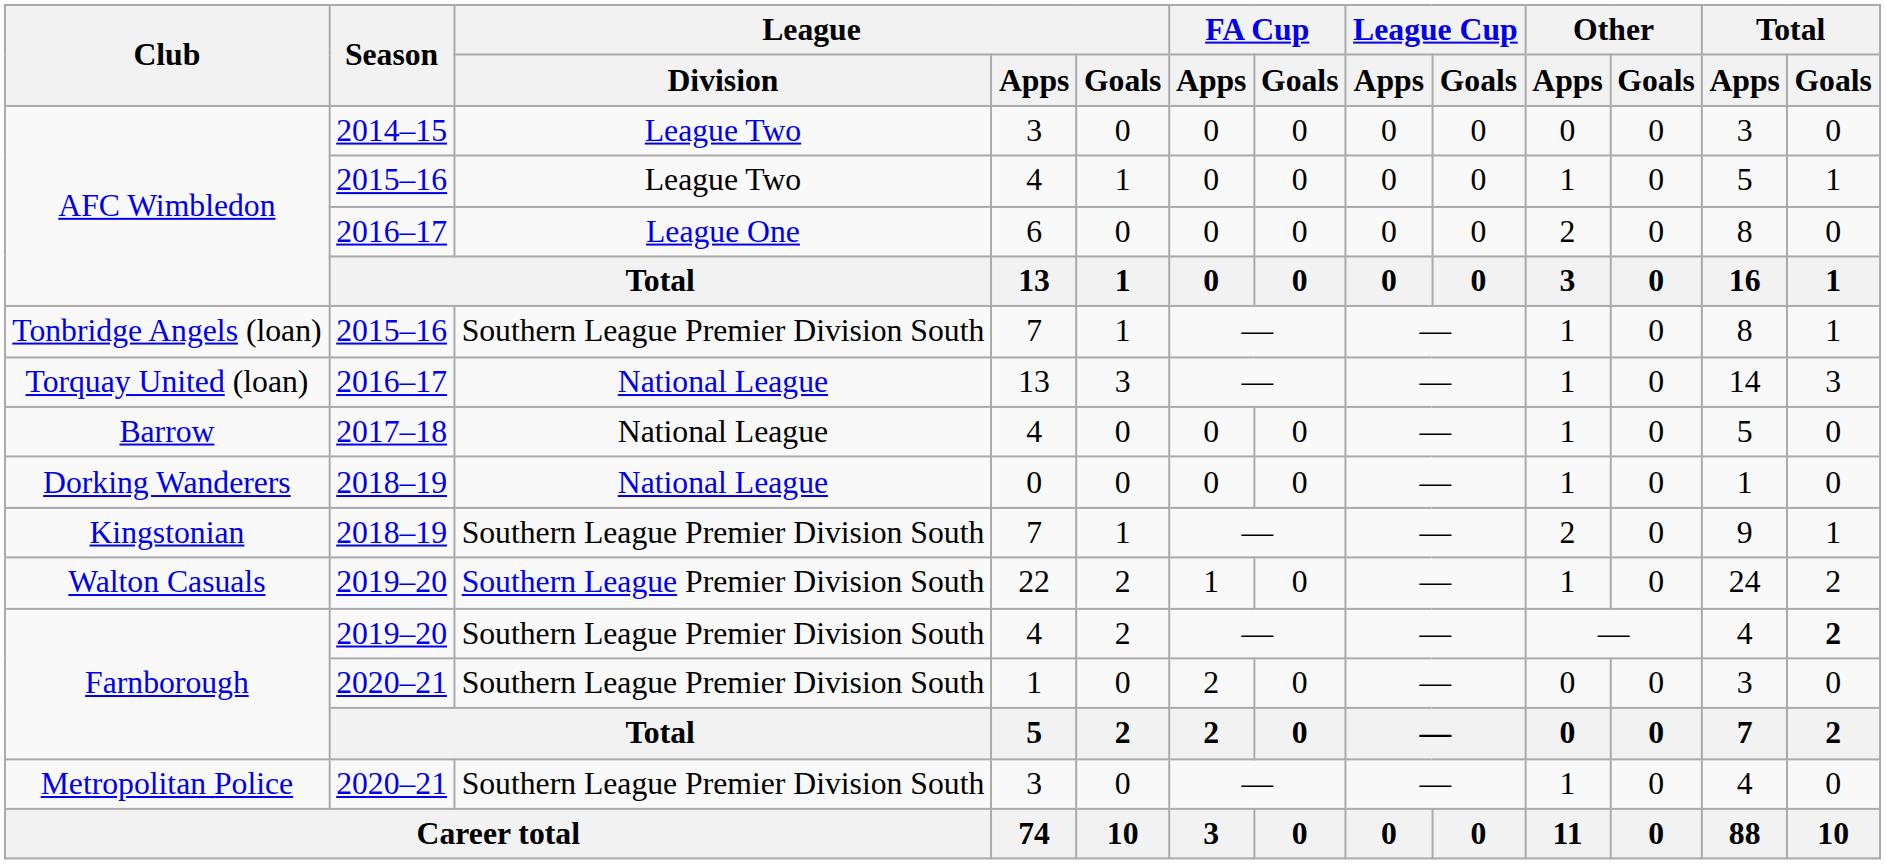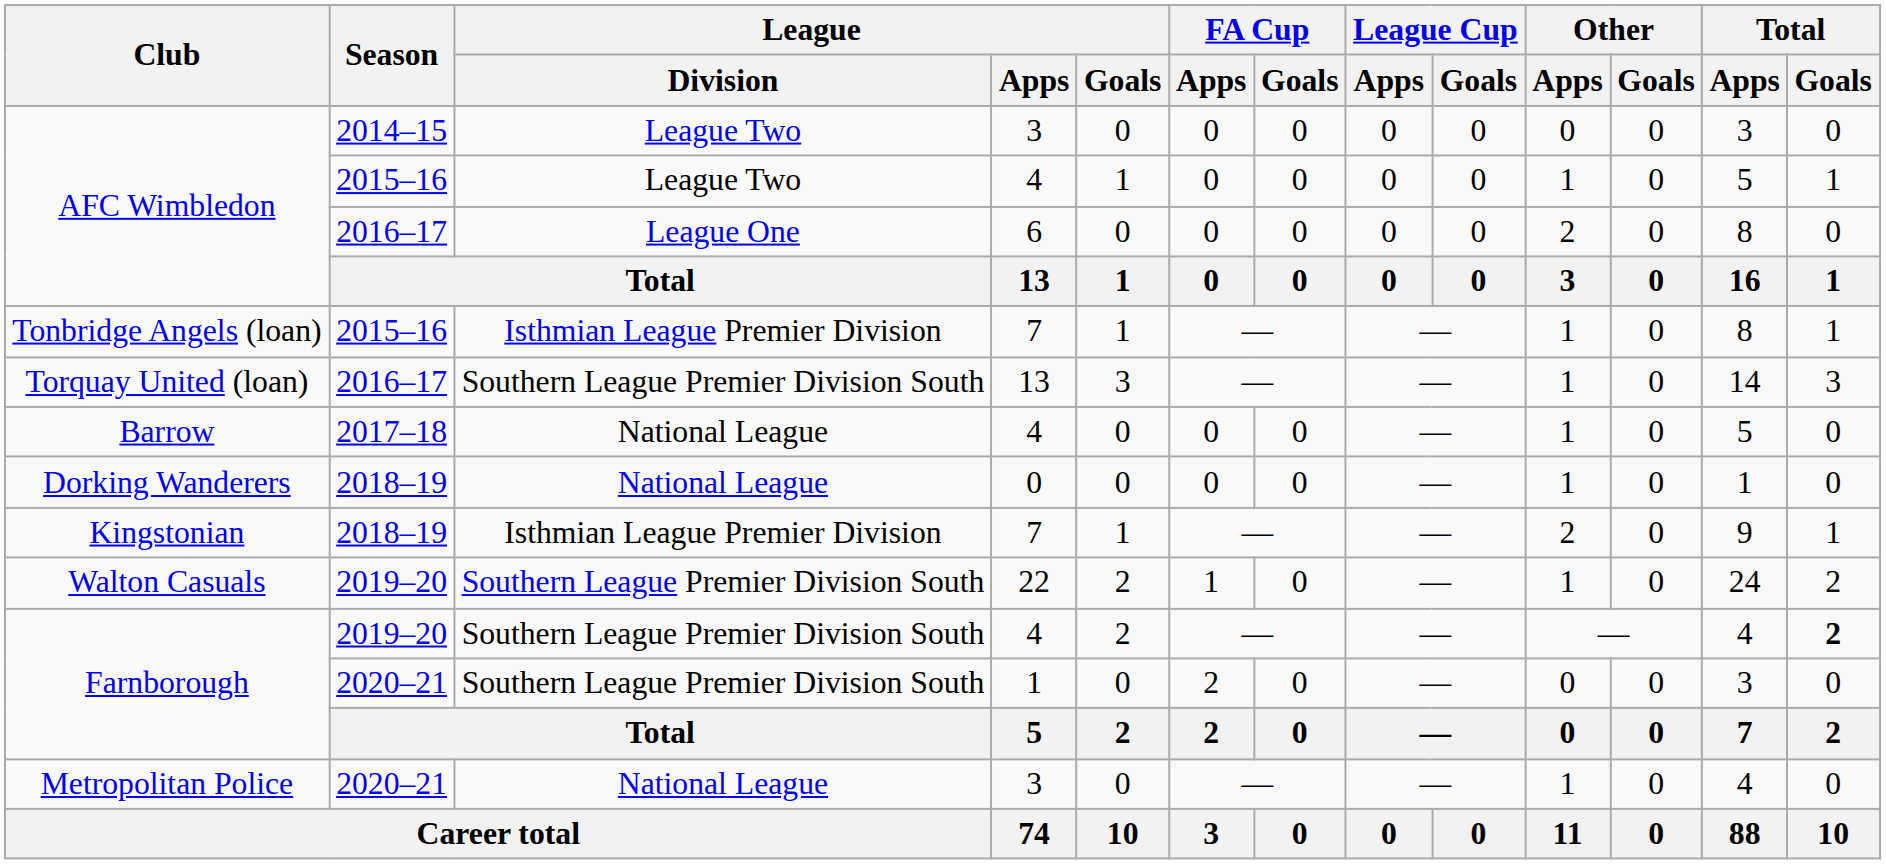(723, 331) Southern League Premier Division South -> (723, 331) Isthmian League Premier Division
(723, 381) National League -> (723, 381) Southern League Premier Division South
(723, 532) Southern League Premier Division South -> (723, 532) Isthmian League Premier Division
(723, 783) Southern League Premier Division South -> (723, 783) National League
